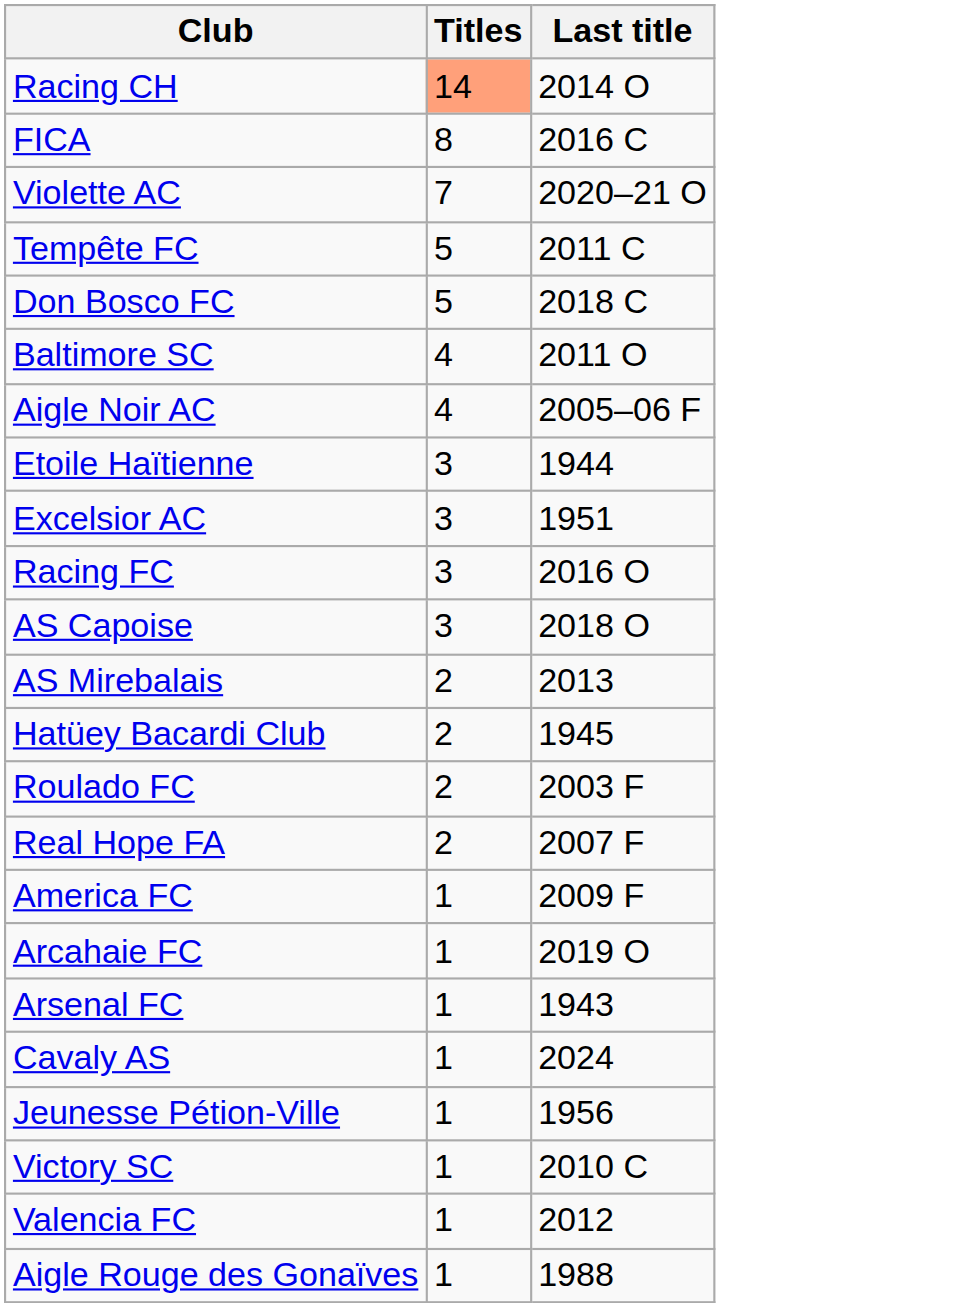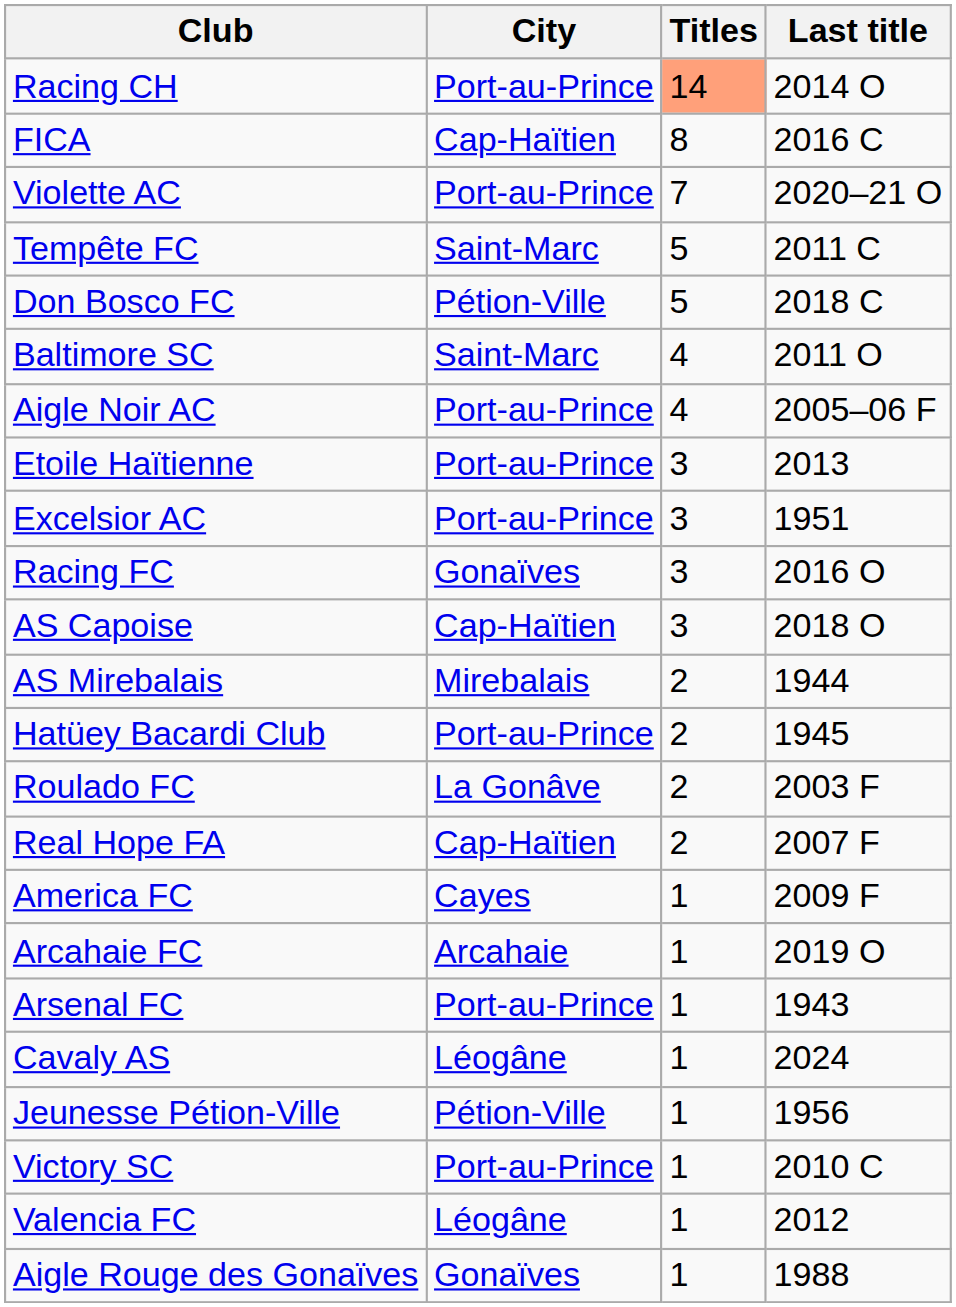+ column: (544, 31)
(576, 463) 1944 -> (812, 463) 2013
(576, 680) 2013 -> (812, 680) 1944
